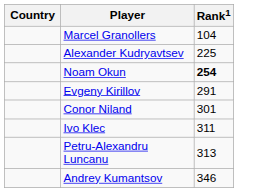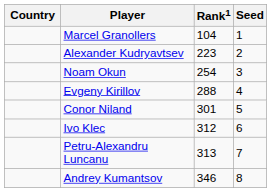+ column: (250, 15)
(206, 53) 225 -> (206, 53) 223
(206, 72) bold -> (206, 72) normal
(206, 91) 291 -> (206, 91) 288
(206, 128) 311 -> (206, 128) 312
